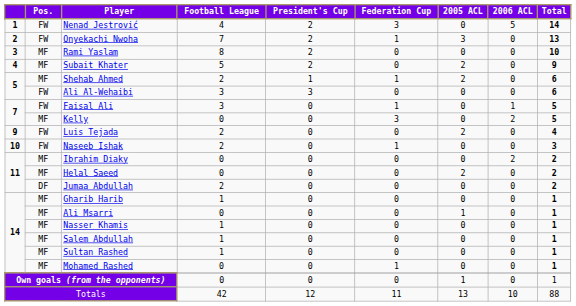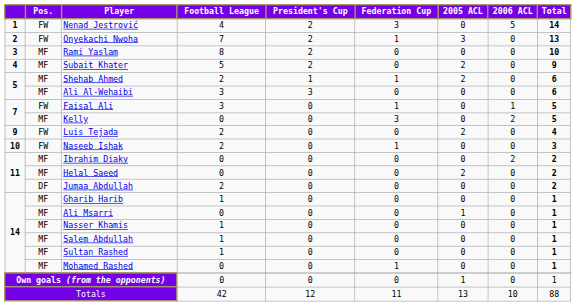(43, 93) FW -> (43, 93) MF
